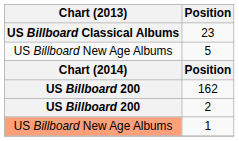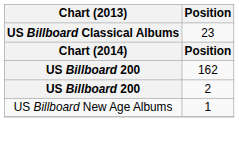- row: (208, 51)
(93, 126) lightsalmon background -> (93, 107) no background
